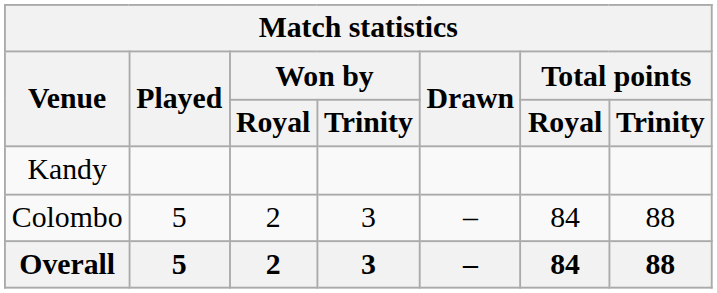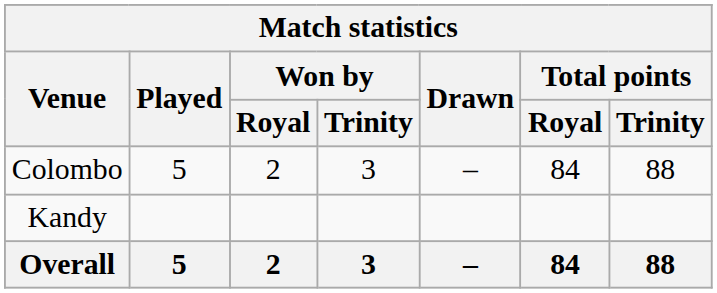rows swapped: (67, 216) <-> (67, 169)
